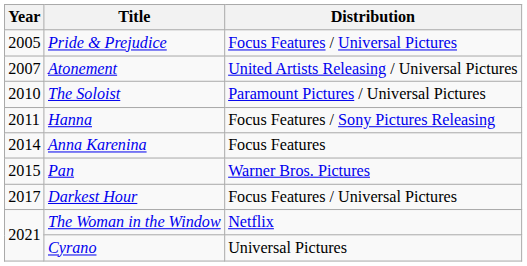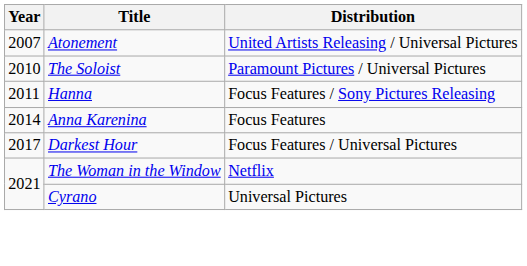- row: (107, 42)
- row: (61, 171)
